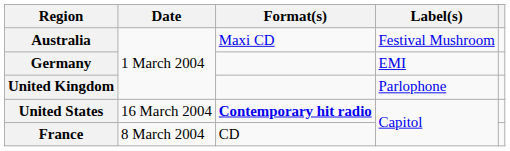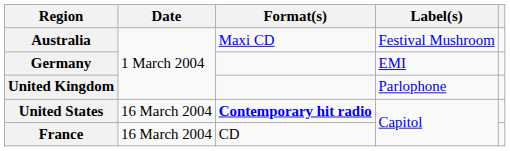(163, 134) 8 March 2004 -> (166, 134) 16 March 2004
